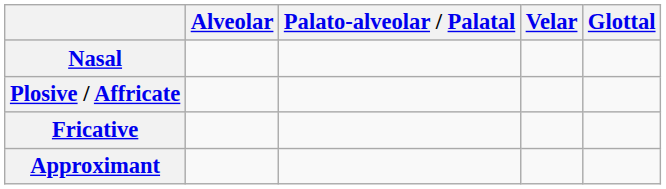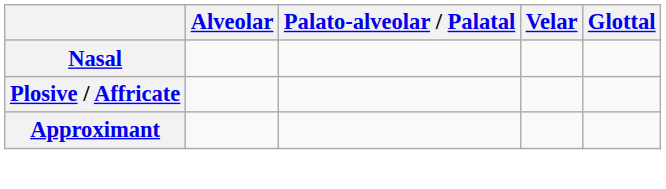- row: (95, 129)
